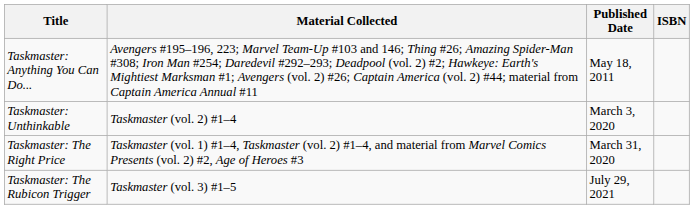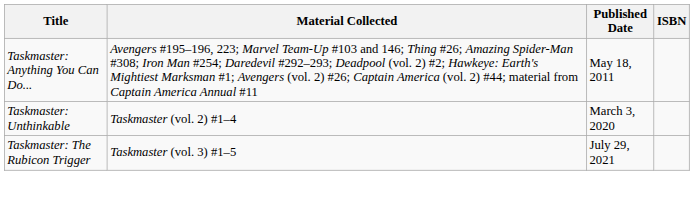- row: (49, 152)
